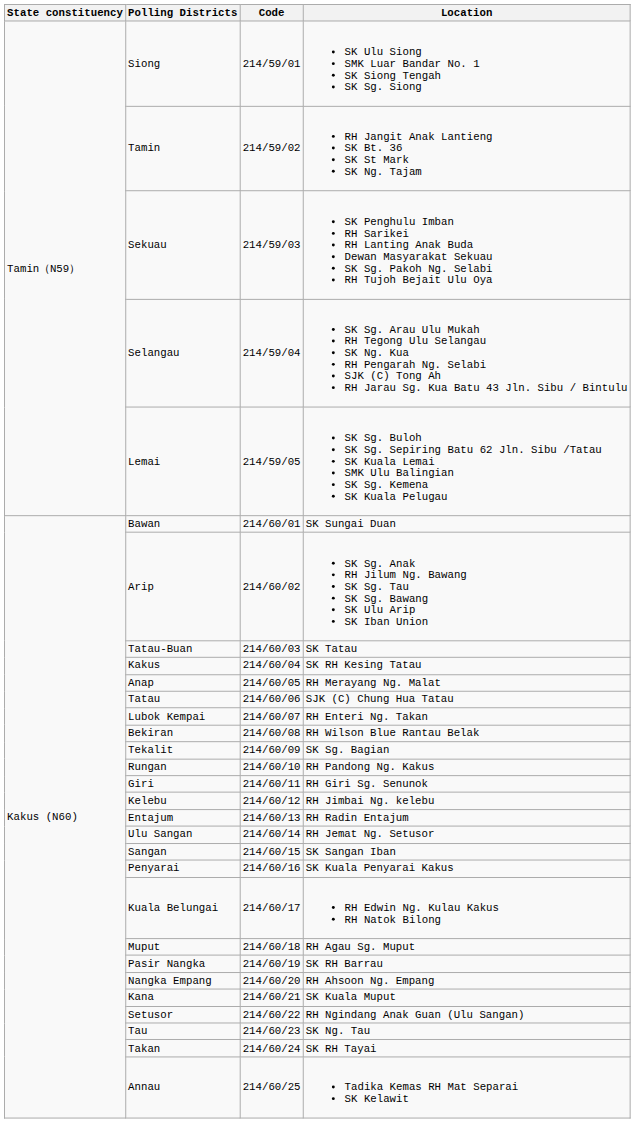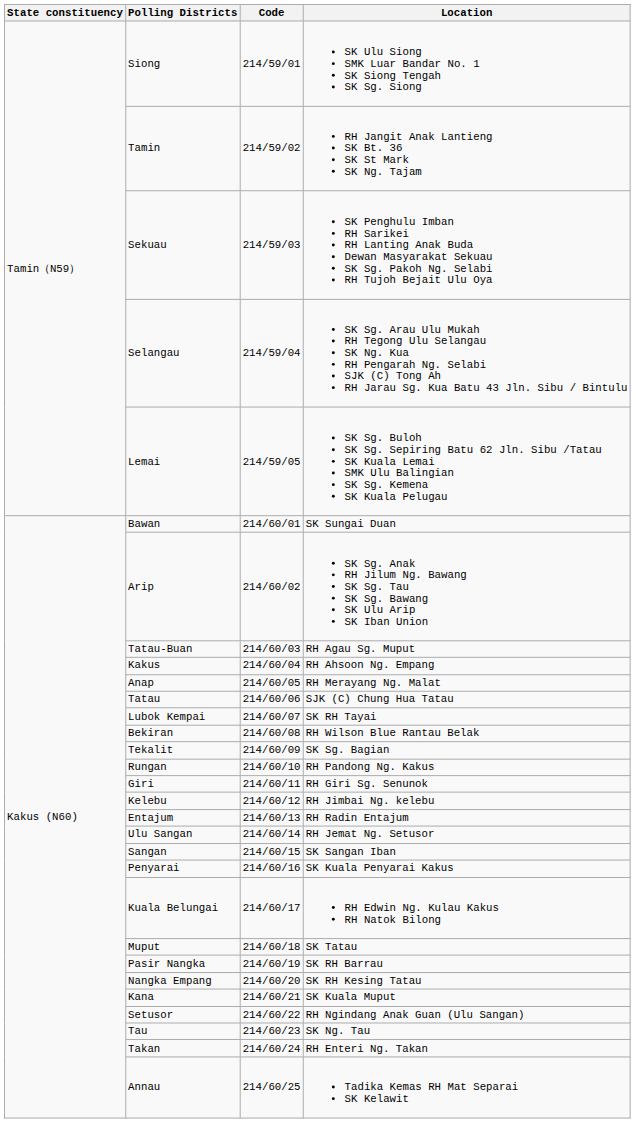(332, 649) SK Tatau -> (360, 649) RH Agau Sg. Muput
(364, 666) SK RH Kesing Tatau -> (370, 666) RH Ahsoon Ng. Empang
(367, 717) RH Enteri Ng. Takan -> (341, 717) SK RH Tayai
(360, 947) RH Agau Sg. Muput -> (332, 947) SK Tatau
(370, 981) RH Ahsoon Ng. Empang -> (364, 981) SK RH Kesing Tatau
(341, 1048) SK RH Tayai -> (367, 1048) RH Enteri Ng. Takan
